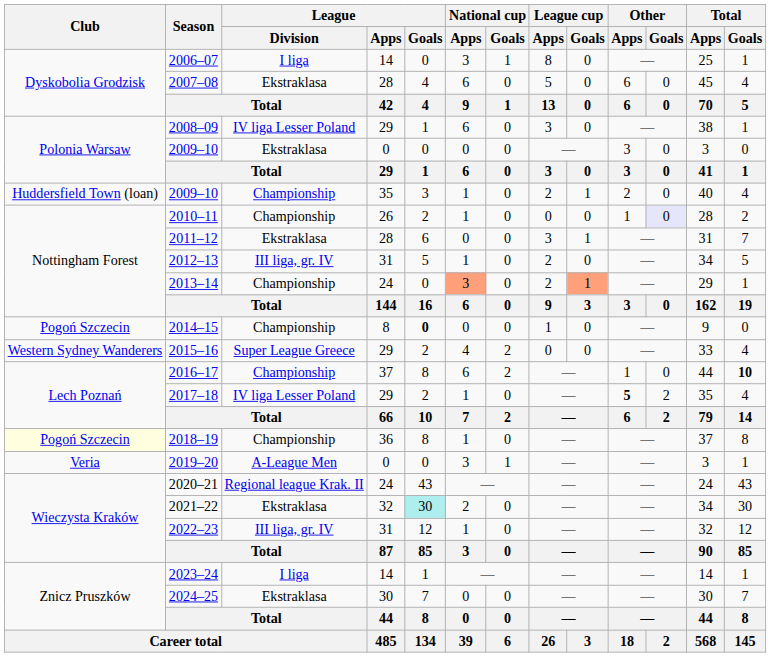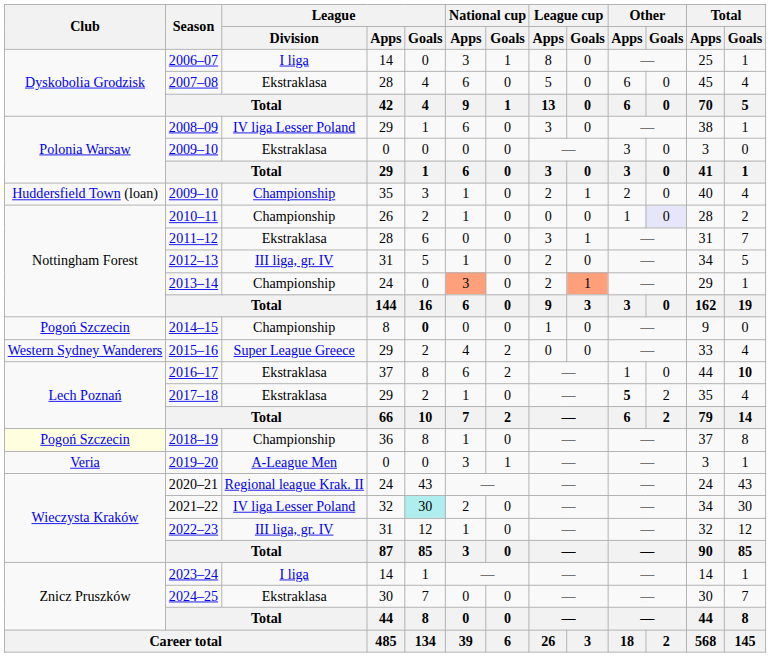(294, 372) Championship -> (294, 372) Ekstraklasa
(294, 395) IV liga Lesser Poland -> (294, 395) Ekstraklasa
(294, 506) Ekstraklasa -> (294, 506) IV liga Lesser Poland
